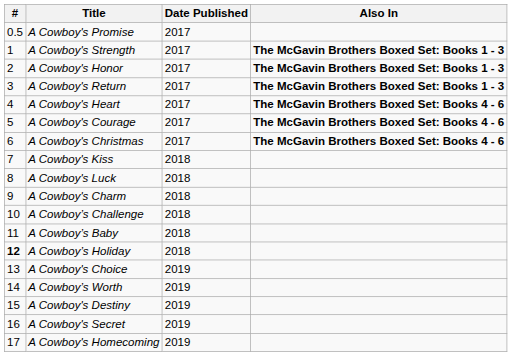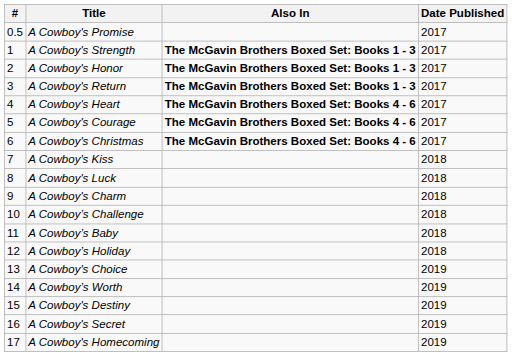columns swapped: (206, 13) <-> (379, 13)
(13, 251) bold -> (13, 251) normal
